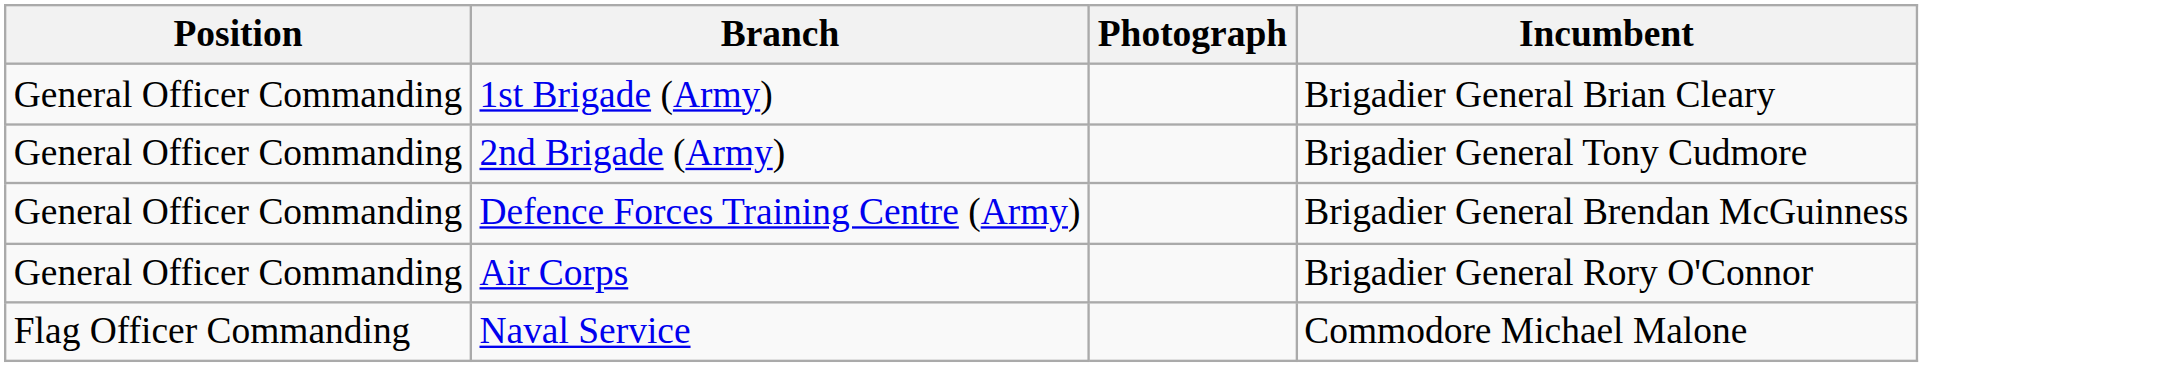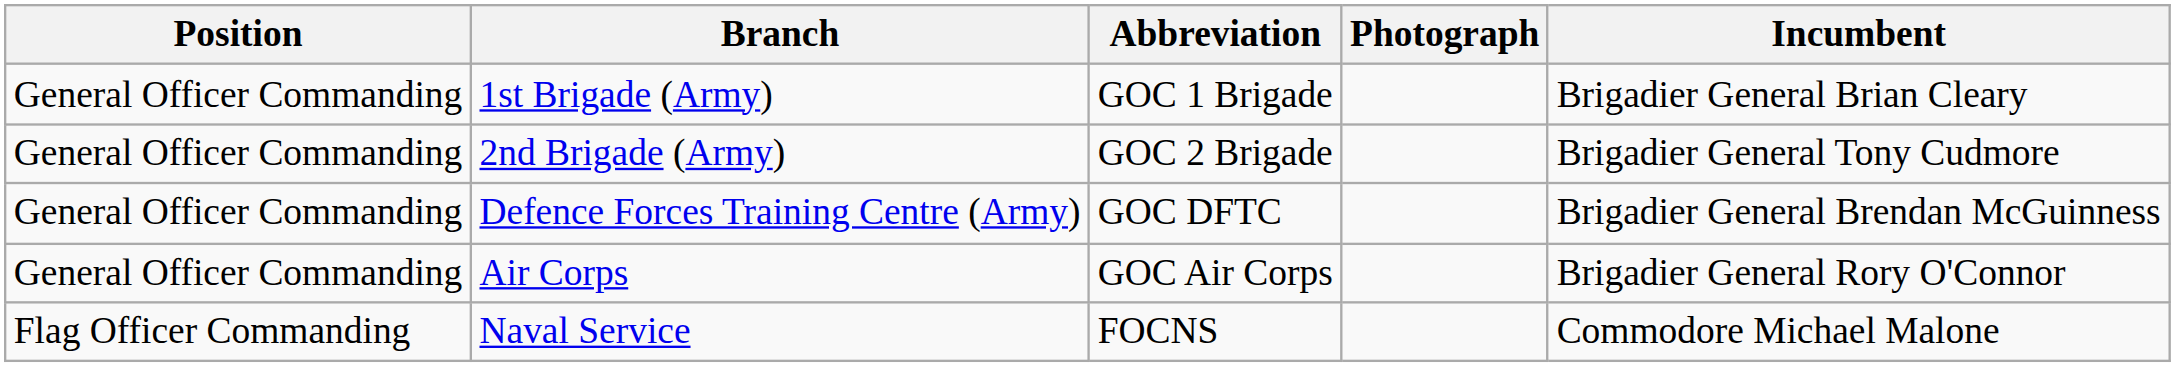+ column: (1215, 34)
